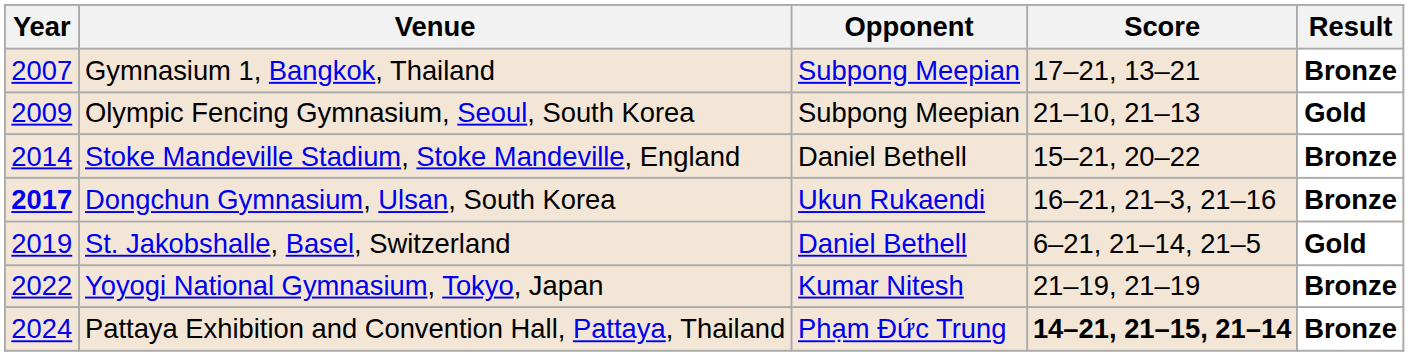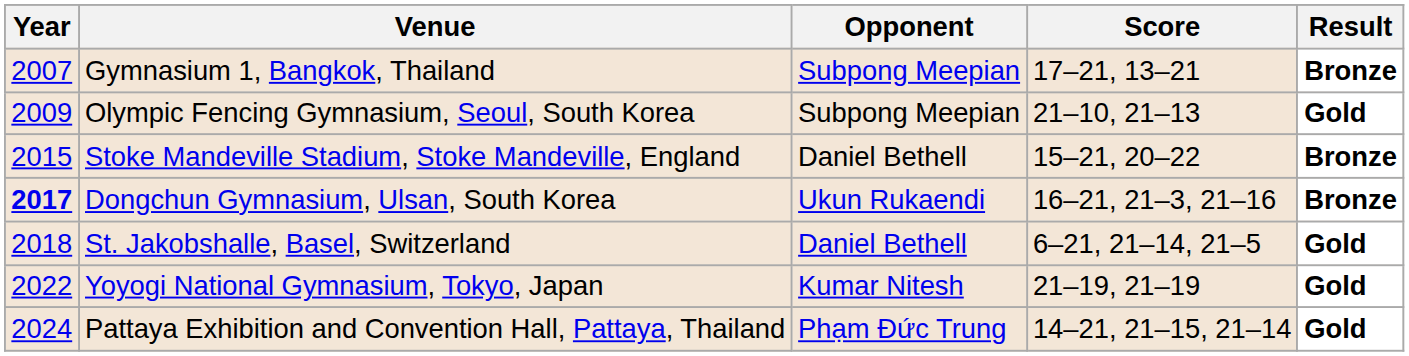(42, 157) 2014 -> (42, 157) 2015
(42, 243) 2019 -> (42, 243) 2018
(1351, 286) Bronze -> (1335, 286) Gold
(1162, 330) bold -> (1162, 330) normal
(1351, 330) Bronze -> (1335, 330) Gold
